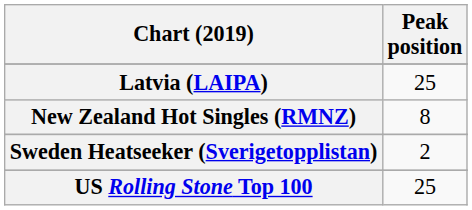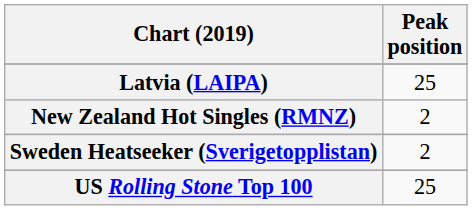(425, 116) 8 -> (425, 116) 2
